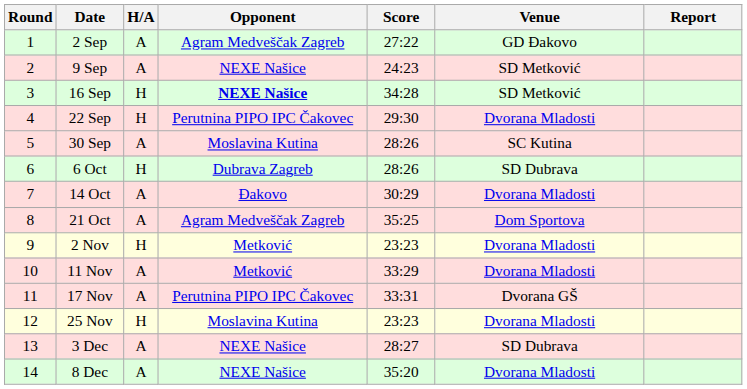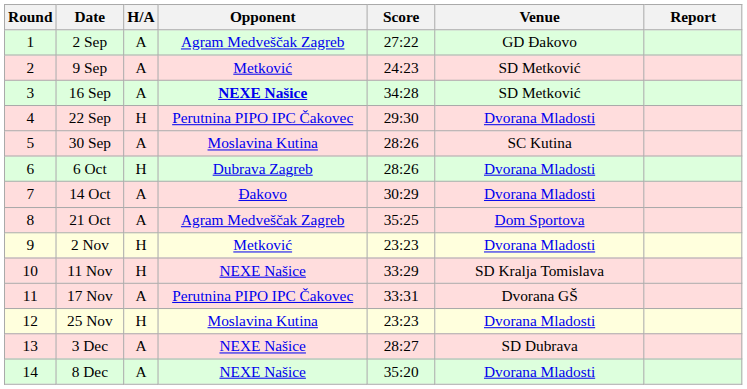(263, 67) NEXE Našice -> (263, 67) Metković
(141, 93) H -> (141, 93) A
(540, 169) SD Dubrava -> (540, 169) Dvorana Mladosti
(141, 270) A -> (141, 270) H
(263, 270) Metković -> (263, 270) NEXE Našice
(540, 270) Dvorana Mladosti -> (540, 270) SD Kralja Tomislava
